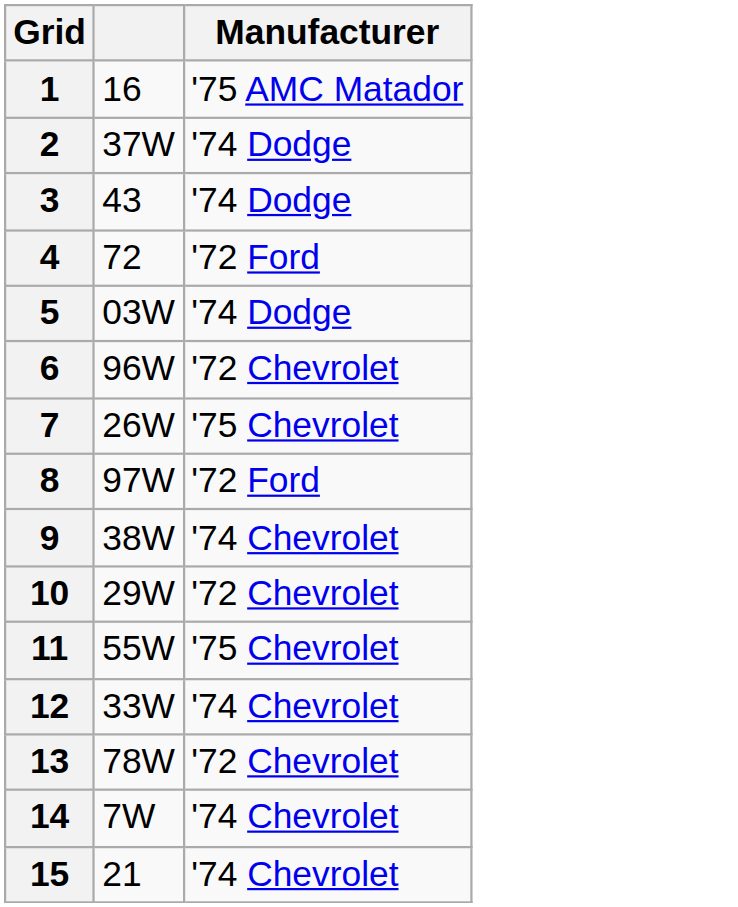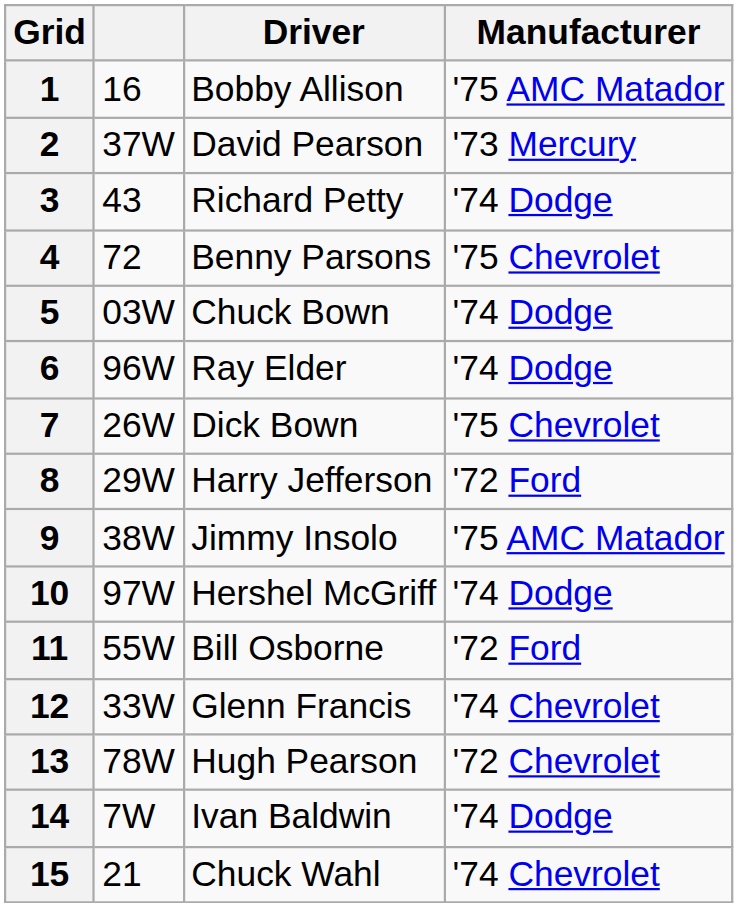+ column: (314, 32)
(271, 144) '74 Dodge -> (544, 144) '73 Mercury
(256, 256) '72 Ford -> (556, 256) '75 Chevrolet
(295, 369) '72 Chevrolet -> (533, 369) '74 Dodge
(139, 481) 97W -> (139, 481) 29W
(295, 537) '74 Chevrolet -> (589, 537) '75 AMC Matador
(139, 593) 29W -> (139, 593) 97W
(295, 593) '72 Chevrolet -> (533, 593) '74 Dodge
(295, 649) '75 Chevrolet -> (517, 649) '72 Ford
(295, 817) '74 Chevrolet -> (533, 817) '74 Dodge
